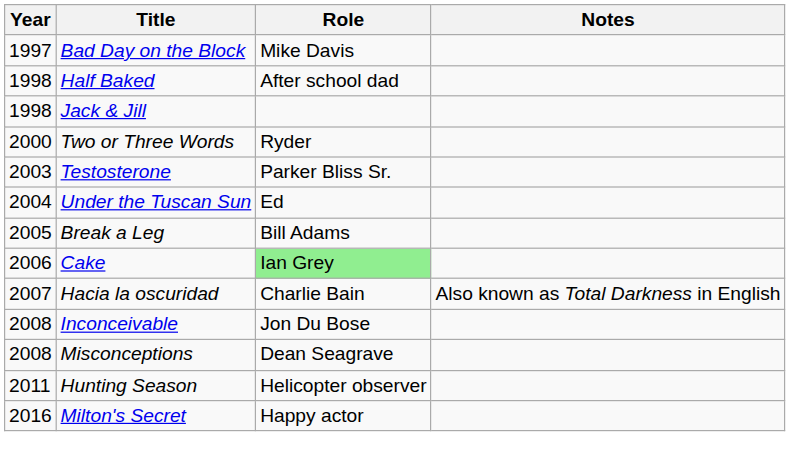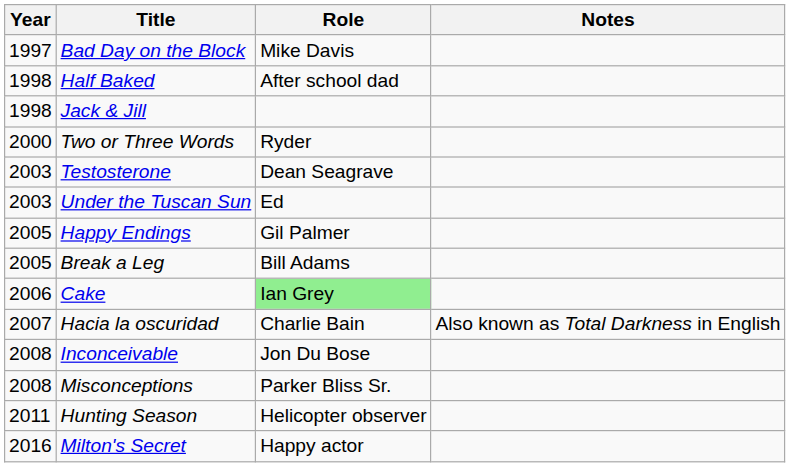(326, 171) Parker Bliss Sr. -> (327, 171) Dean Seagrave
(30, 202) 2004 -> (30, 202) 2003
+ row: (126, 232)
(327, 354) Dean Seagrave -> (326, 385) Parker Bliss Sr.
